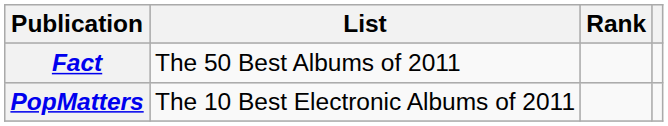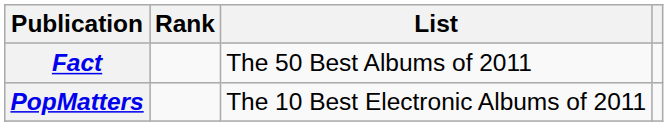columns swapped: (365, 23) <-> (616, 23)
